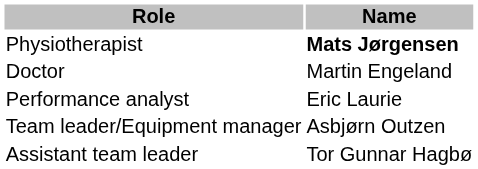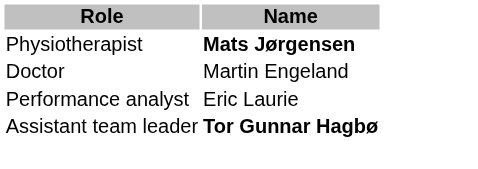- row: (154, 126)
(389, 154) normal -> (291, 126) bold
